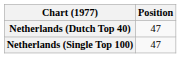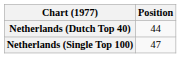(156, 28) 47 -> (156, 28) 44
